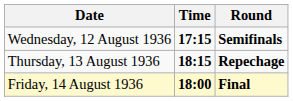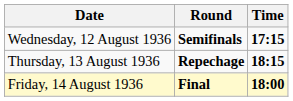columns swapped: (195, 15) <-> (251, 15)
